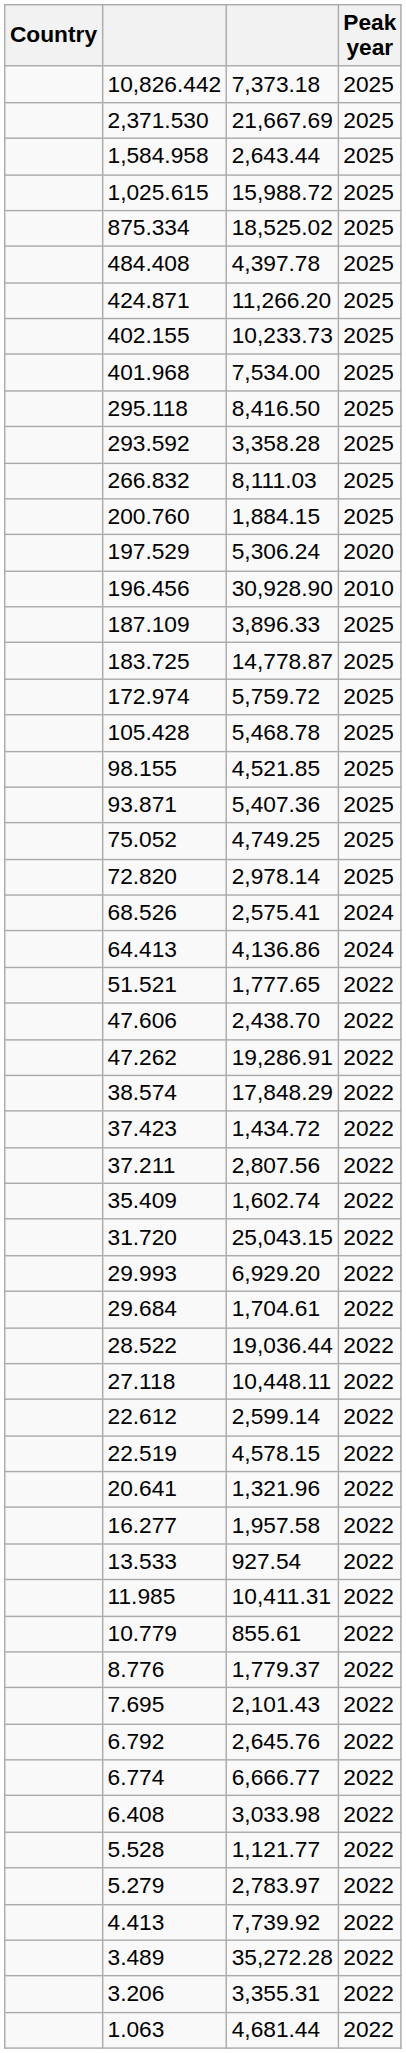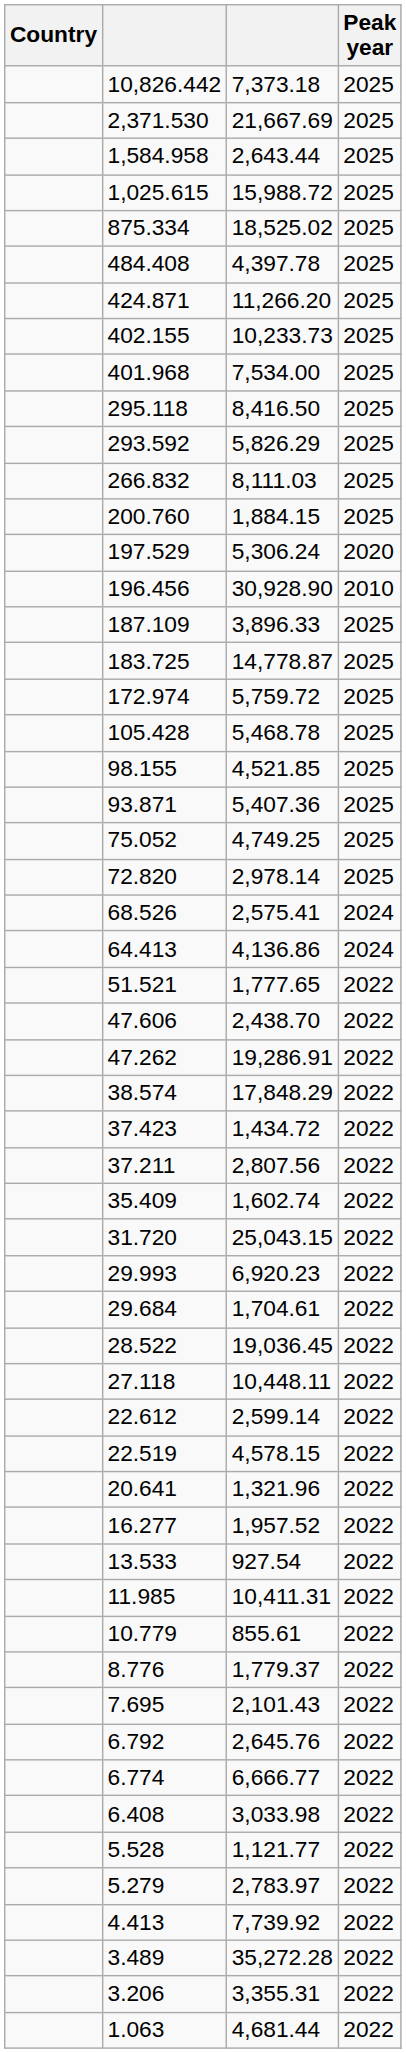(276, 444) 3,358.28 -> (276, 444) 5,826.29
(276, 1273) 6,929.20 -> (276, 1273) 6,920.23
(282, 1345) 19,036.44 -> (282, 1345) 19,036.45
(276, 1525) 1,957.58 -> (276, 1525) 1,957.52
